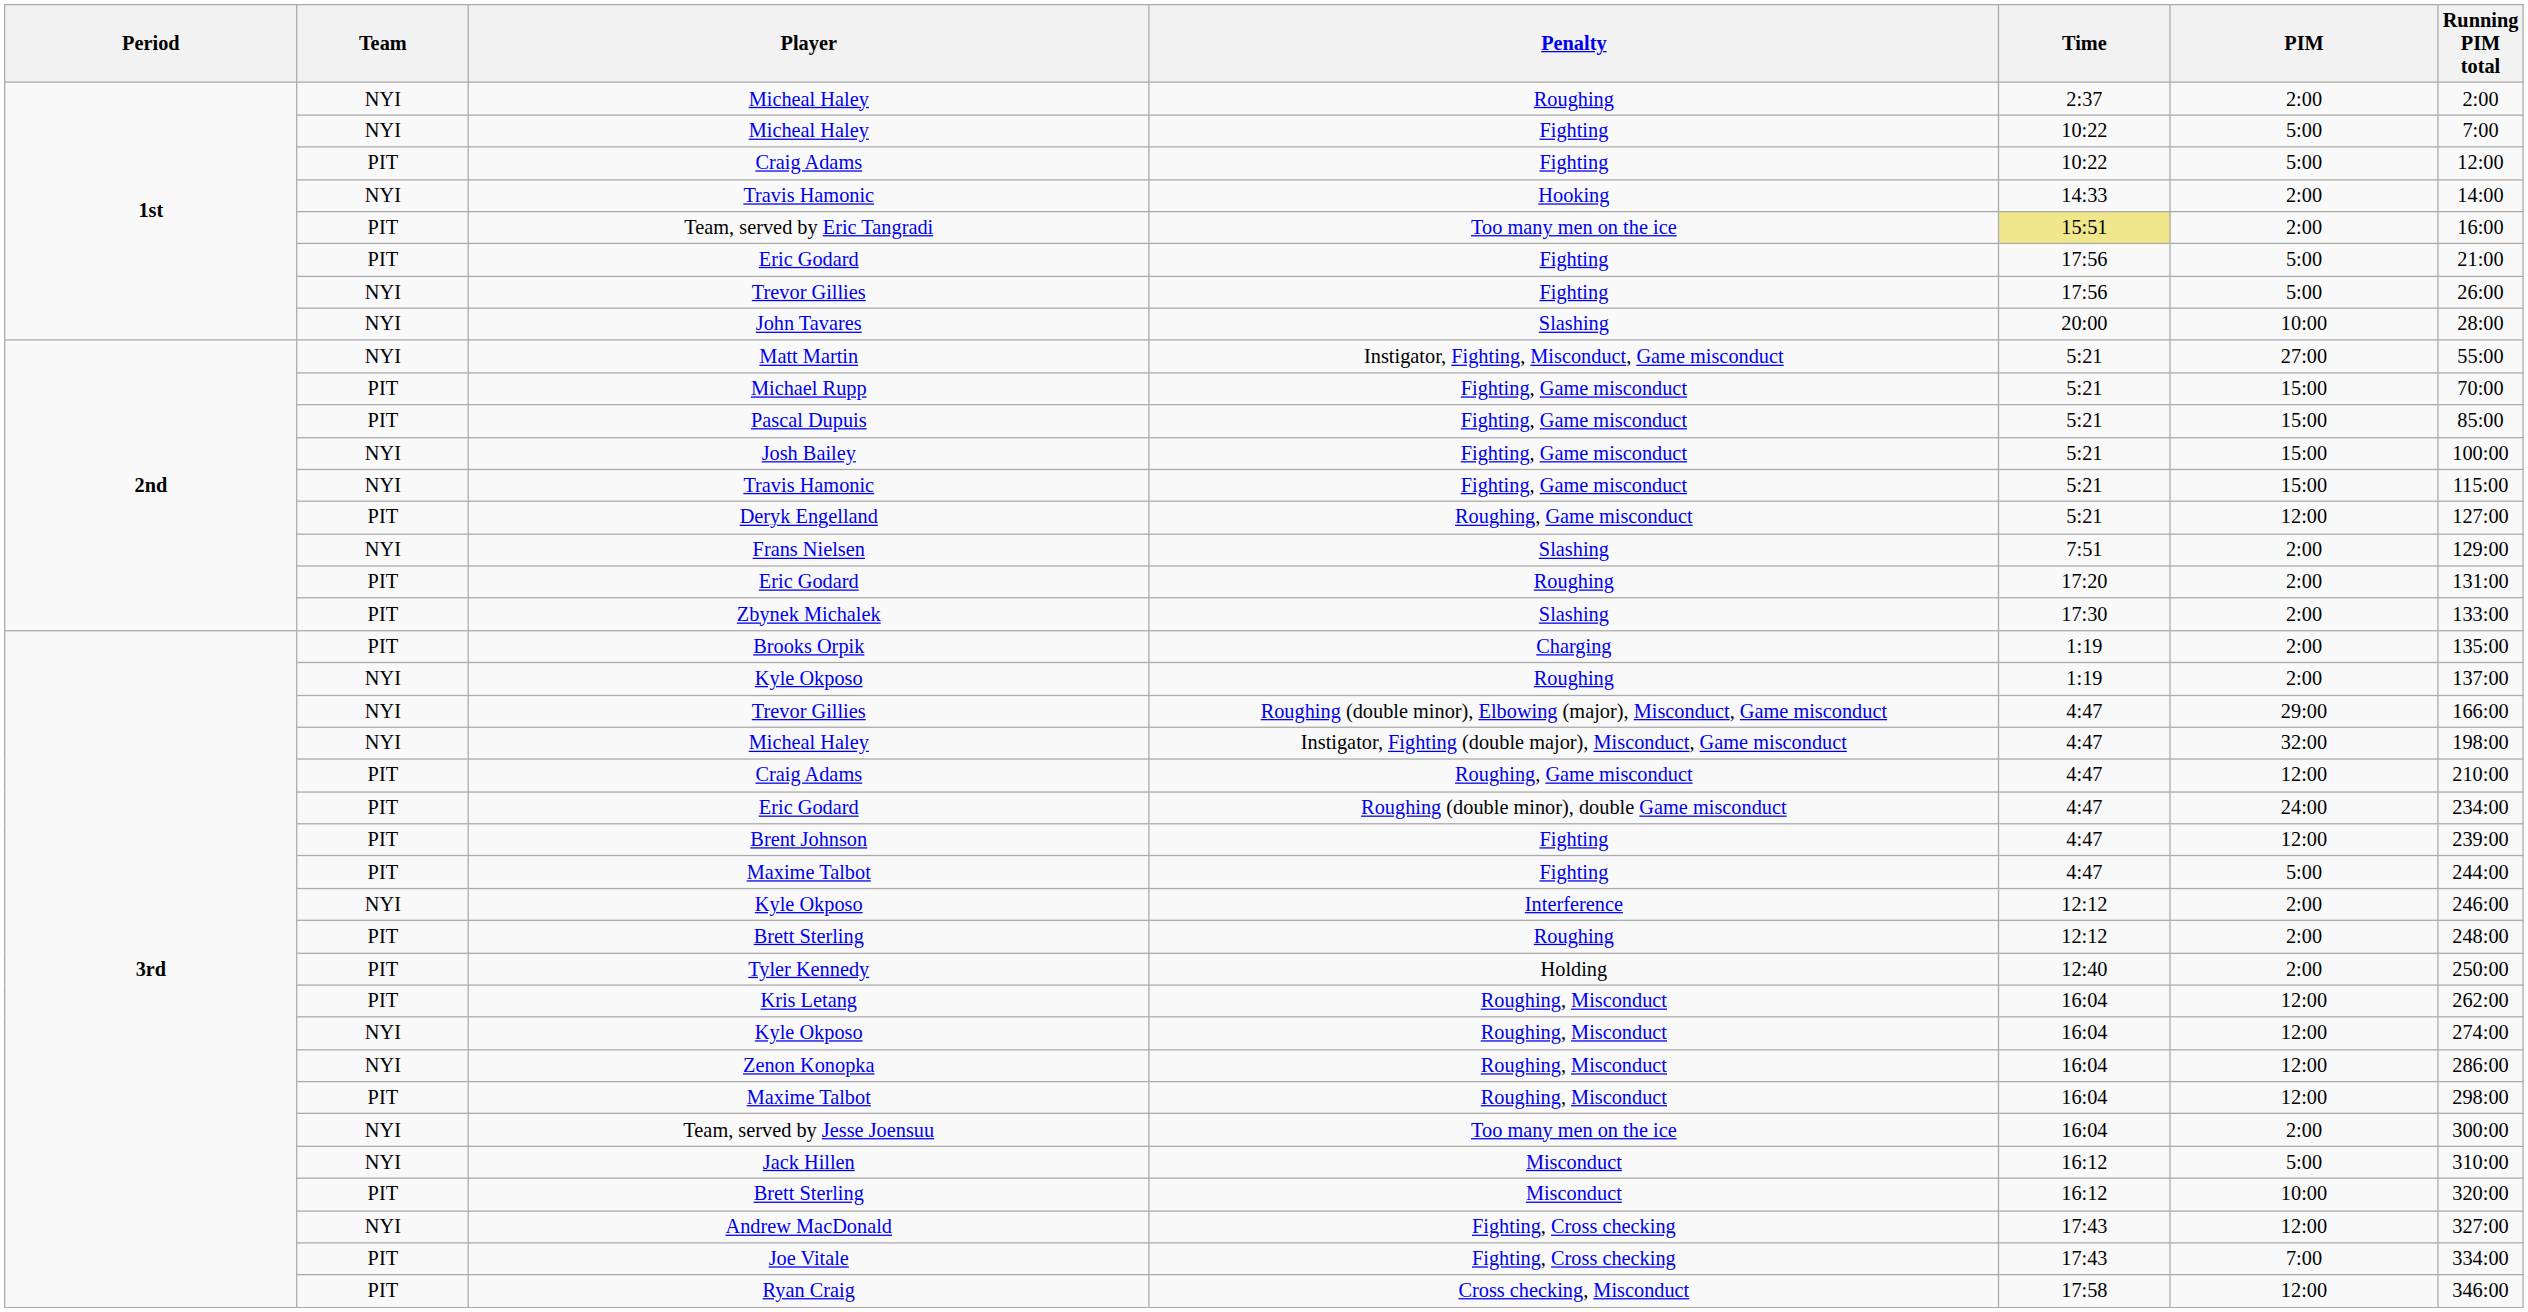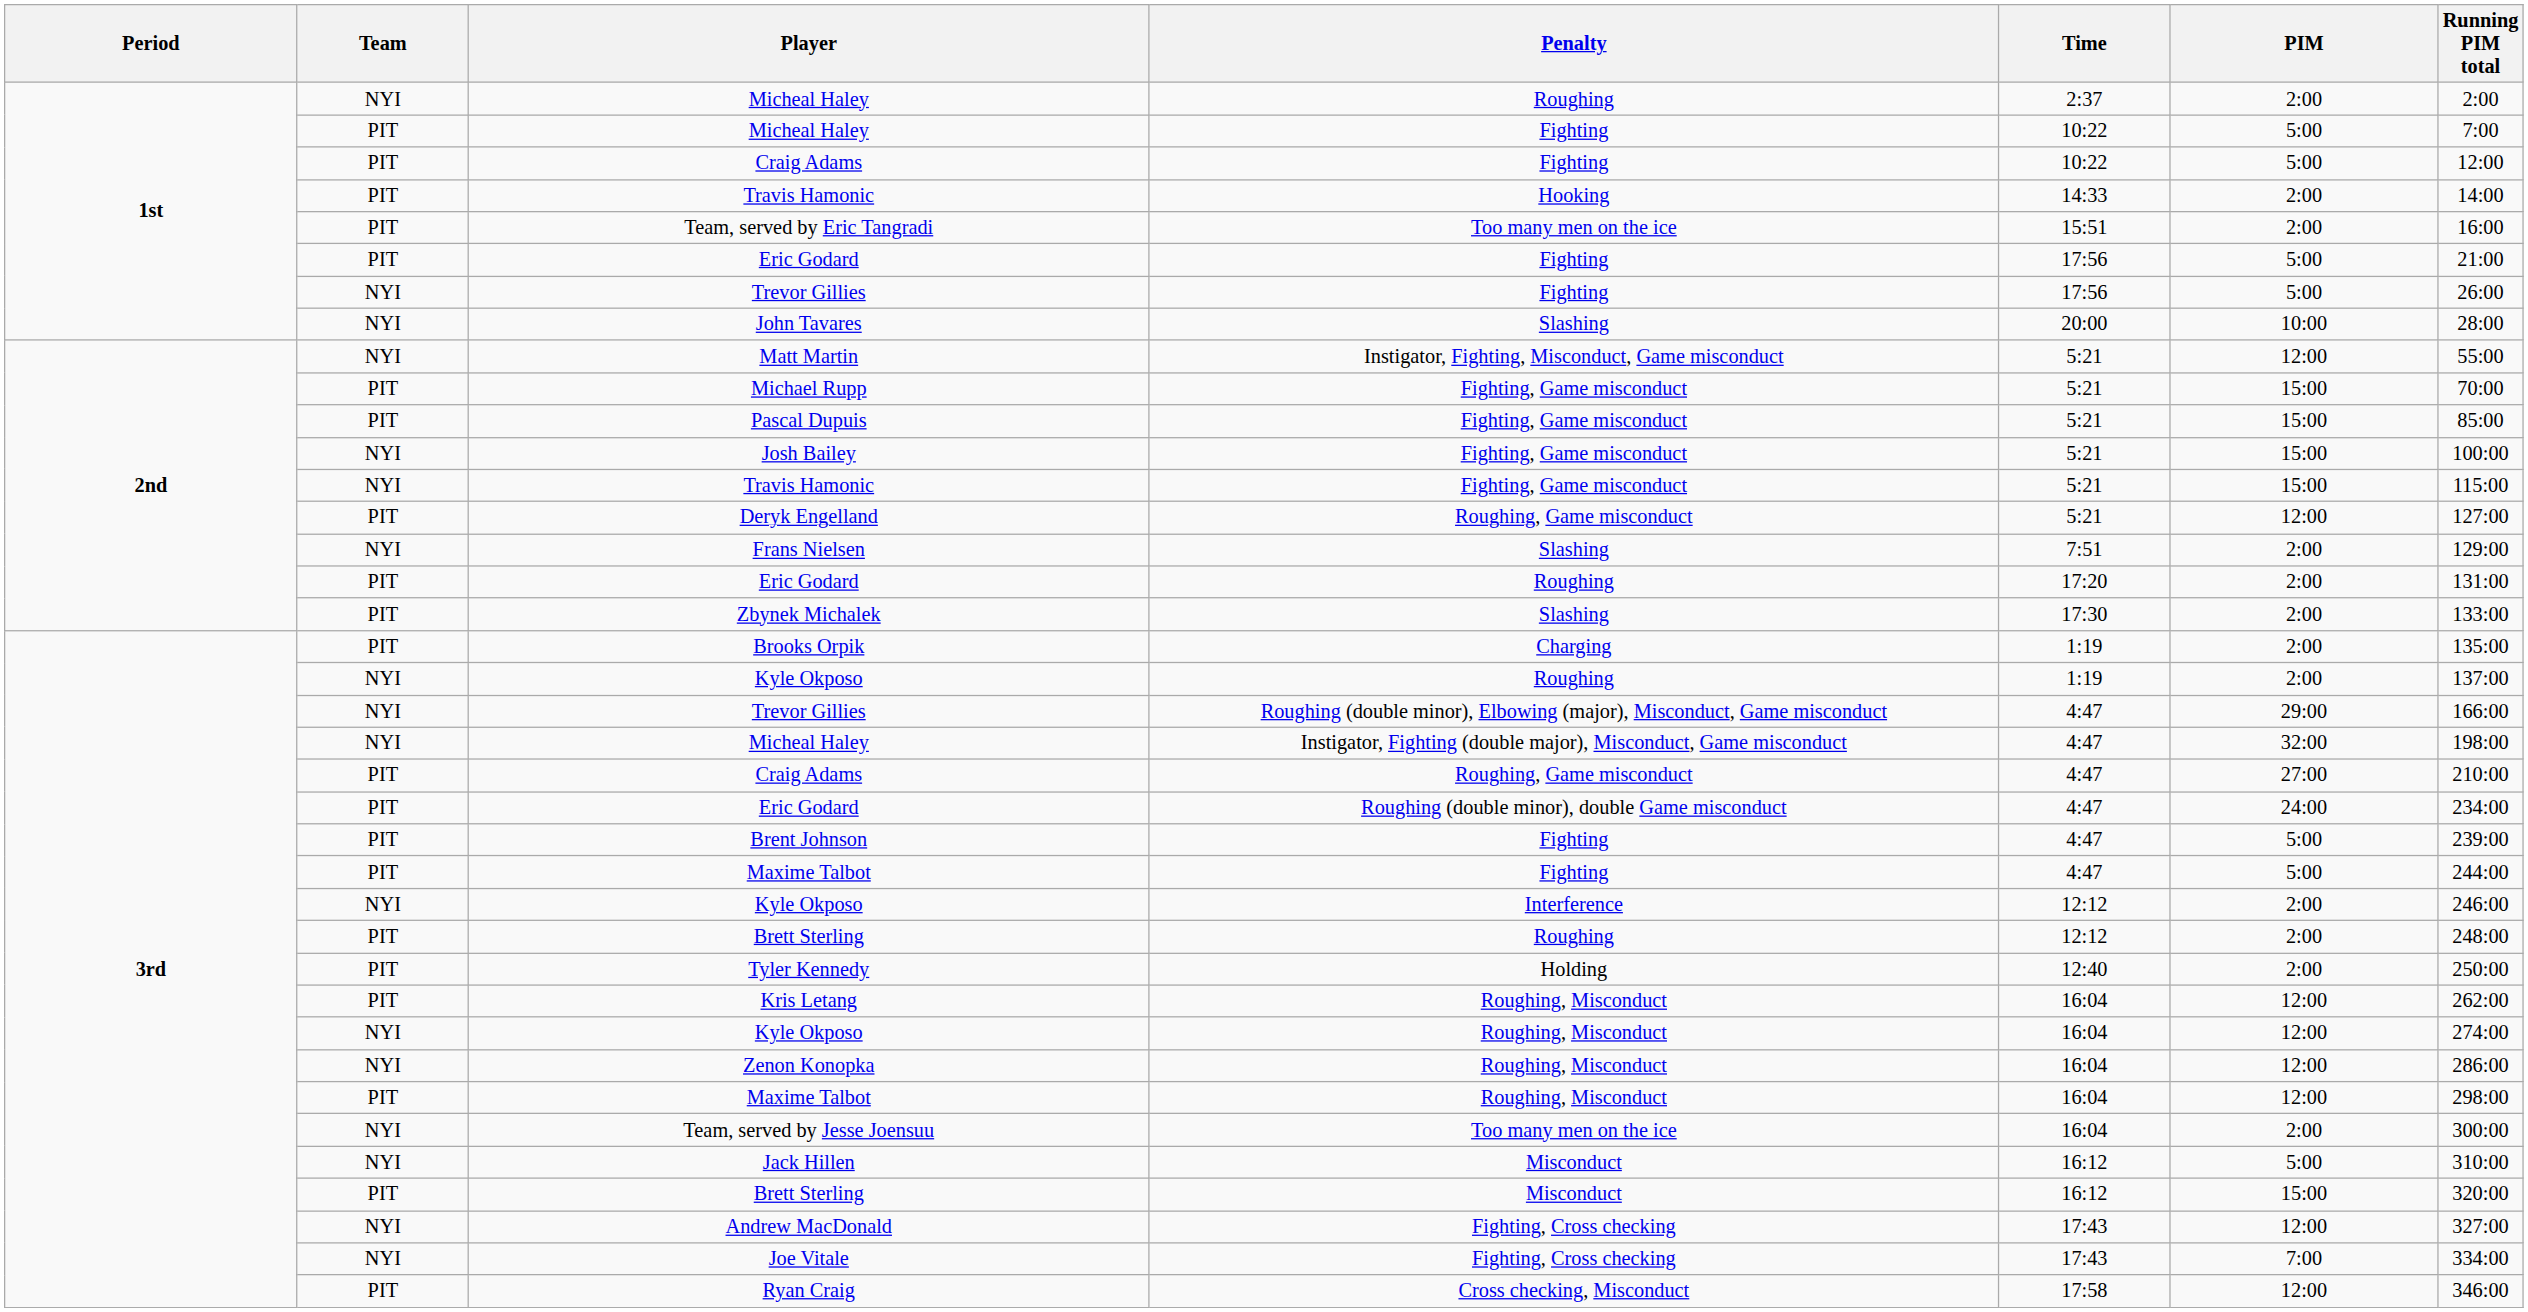(383, 130) NYI -> (383, 130) PIT
(383, 195) NYI -> (383, 195) PIT
(2084, 227) khaki background -> (2084, 227) no background
(2304, 356) 27:00 -> (2304, 356) 12:00
(2304, 775) 12:00 -> (2304, 775) 27:00
(2304, 839) 12:00 -> (2304, 839) 5:00
(2304, 1194) 10:00 -> (2304, 1194) 15:00
(383, 1258) PIT -> (383, 1258) NYI
